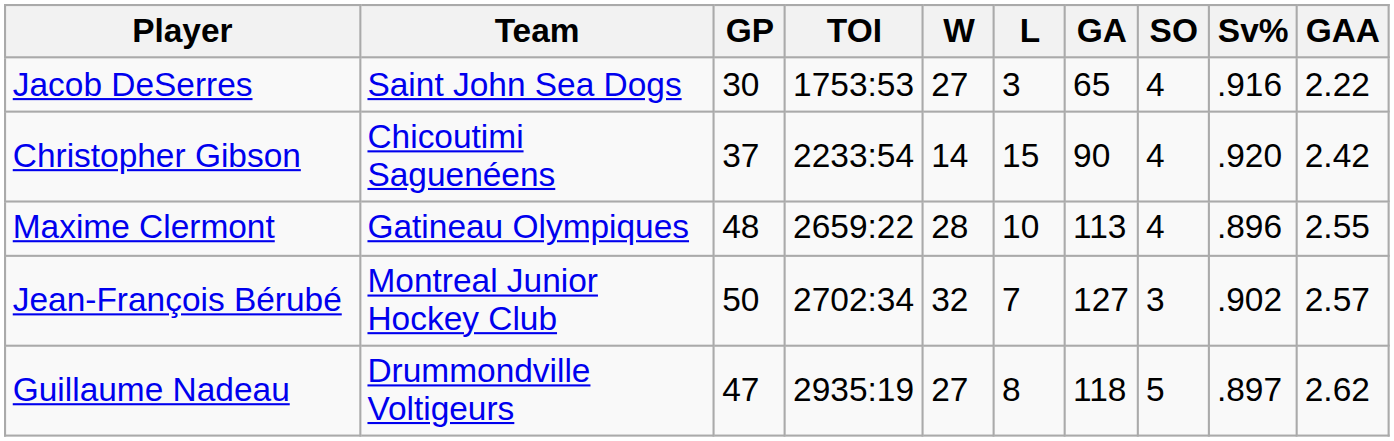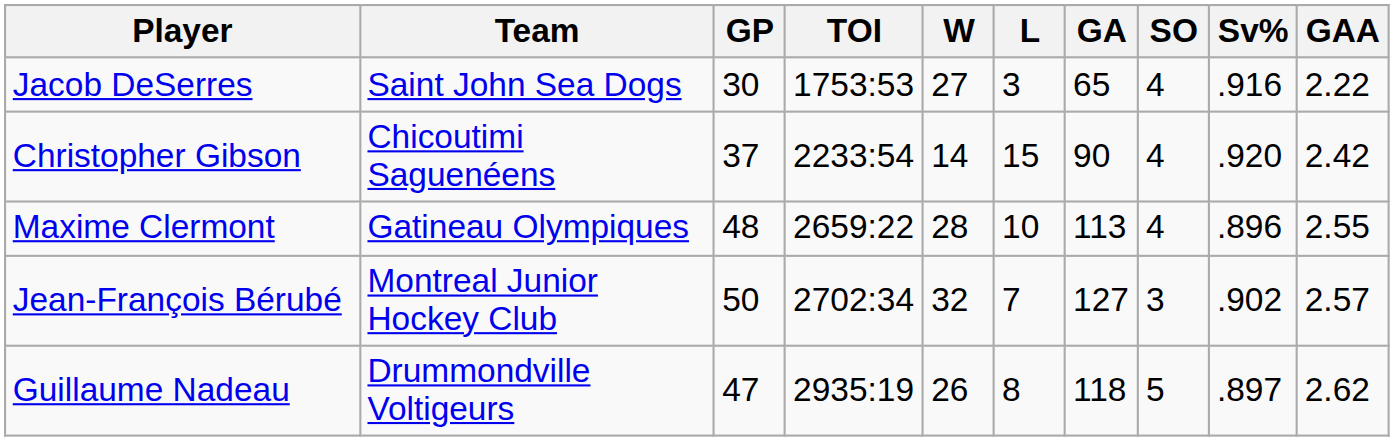(950, 390) 27 -> (950, 390) 26
